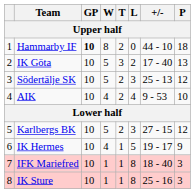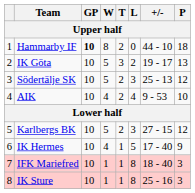(157, 63) 17 - 40 -> (157, 63) 19 - 17
(157, 146) 19 - 17 -> (157, 146) 17 - 40
